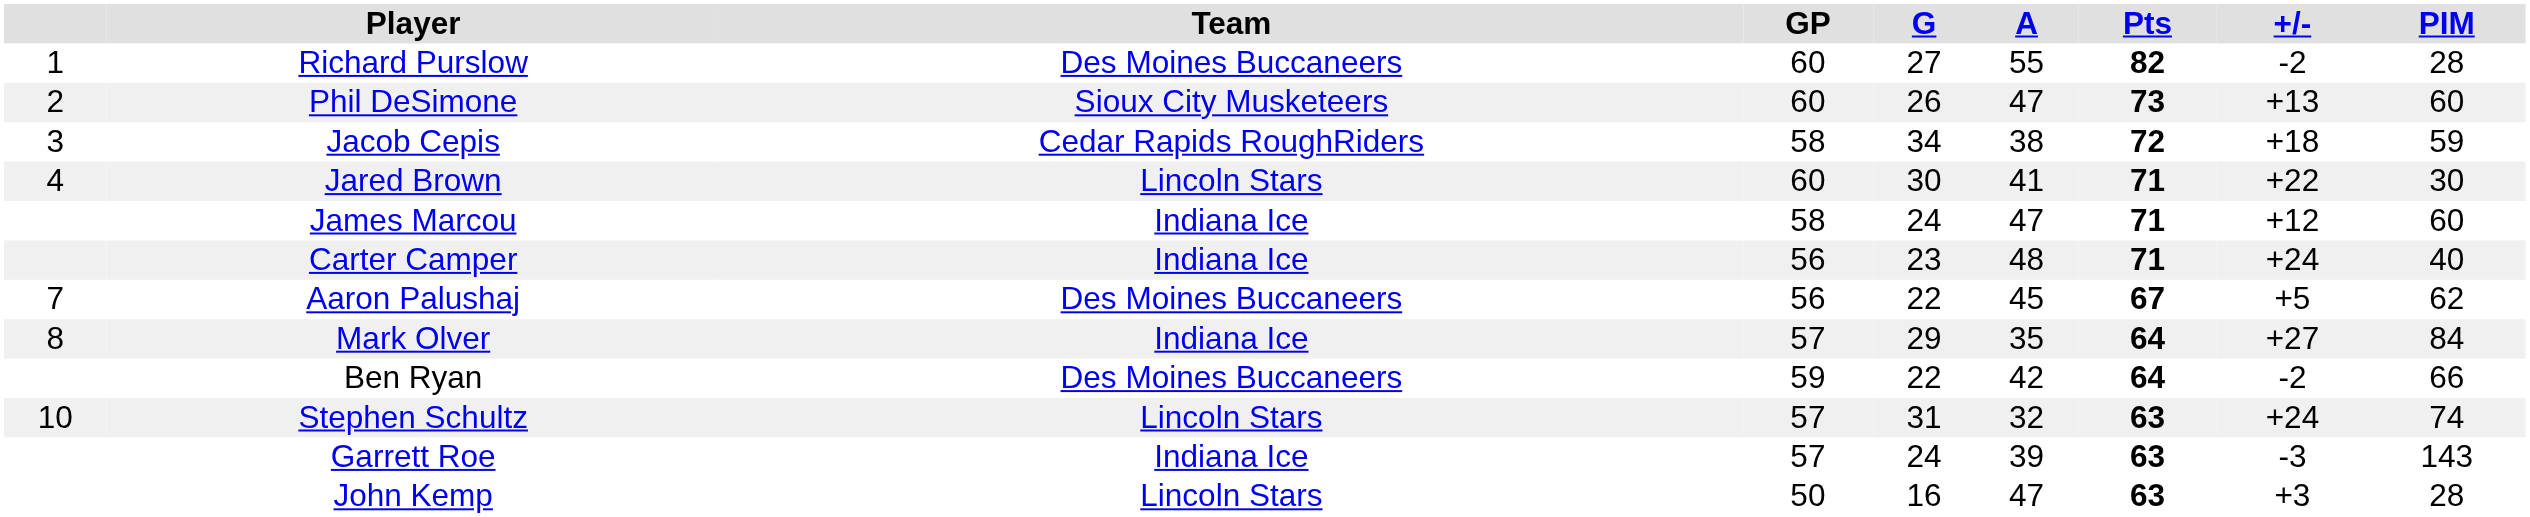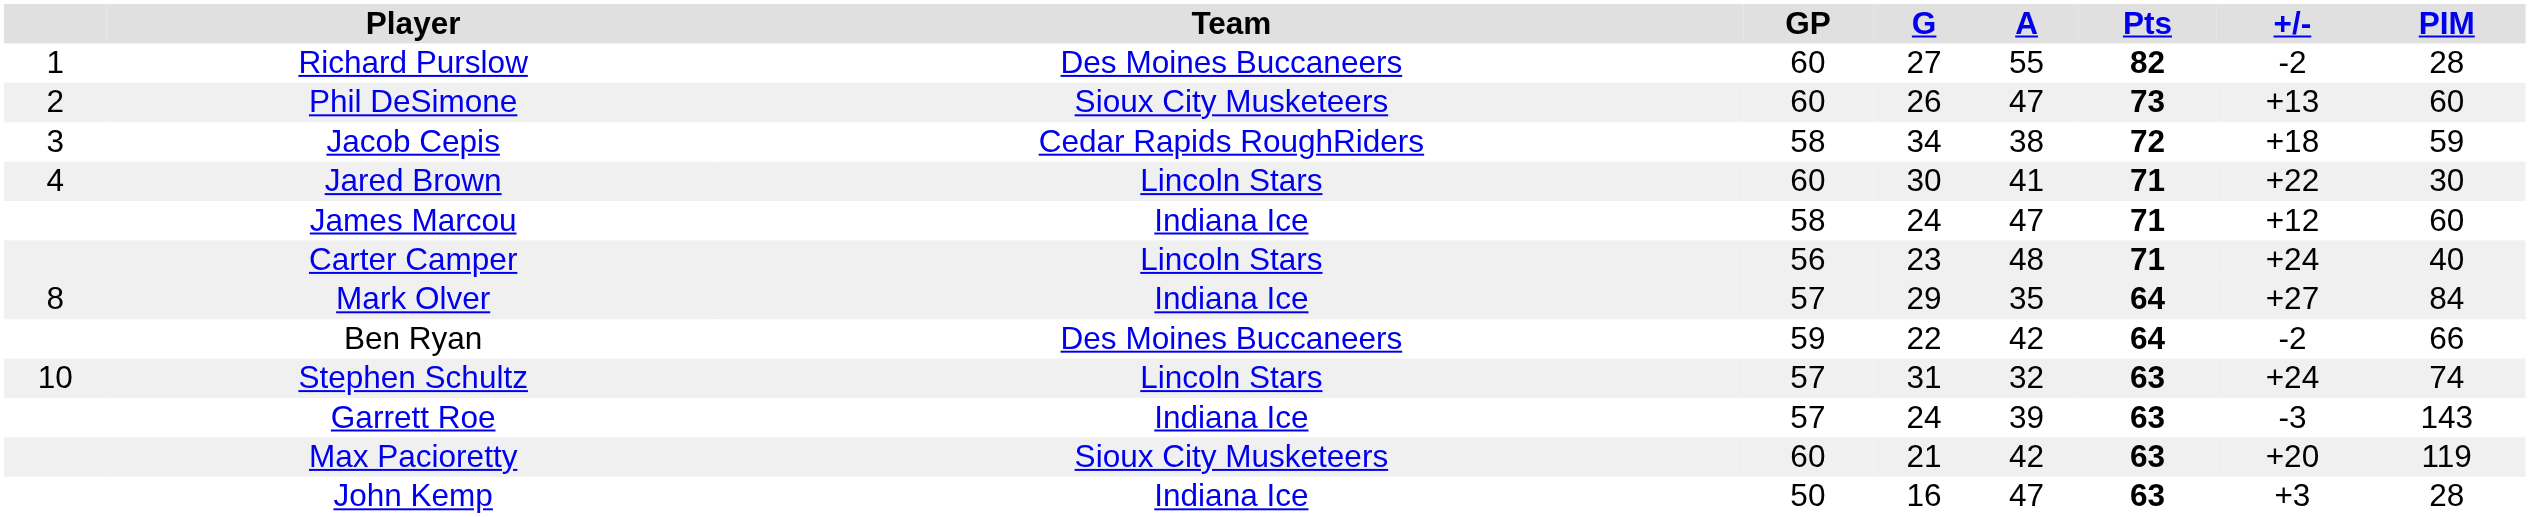(1231, 259) Indiana Ice -> (1231, 259) Lincoln Stars
- row: (413, 299)
+ row: (413, 456)
(1231, 496) Lincoln Stars -> (1231, 496) Indiana Ice
